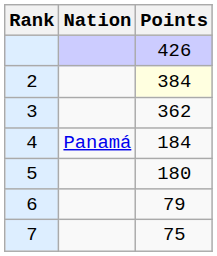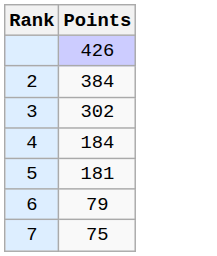- column: (97, 20)
(174, 82) lightyellow background -> (97, 82) no background
(174, 112) 362 -> (97, 112) 302
(174, 174) 180 -> (97, 174) 181
